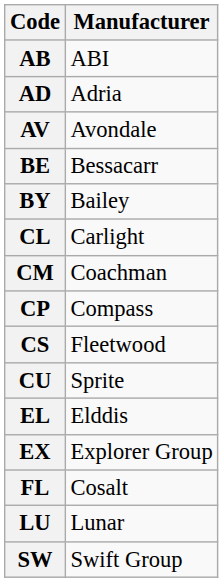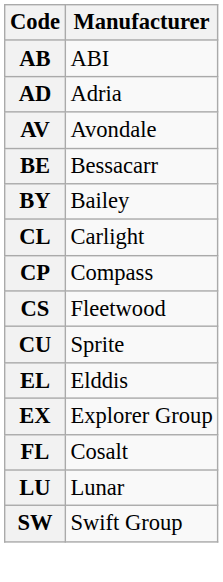- row: (35, 272)
